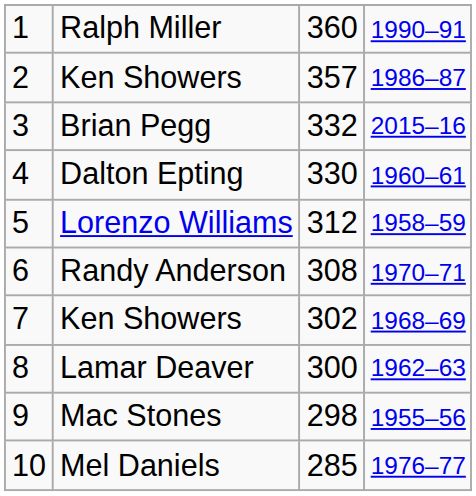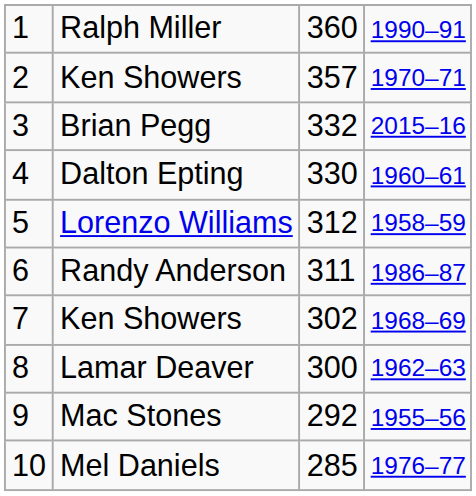(418, 78) 1986–87 -> (418, 78) 1970–71
(332, 271) 308 -> (331, 271) 311
(418, 272) 1970–71 -> (418, 272) 1986–87
(332, 416) 298 -> (332, 416) 292
